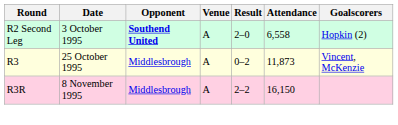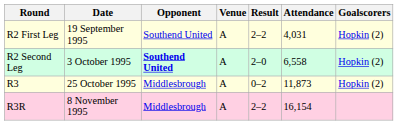+ row: (33, 34)
(343, 62) Vincent, McKenzie -> (361, 84) Hopkin (2)
(281, 90) 16,150 -> (298, 106) 16,154
